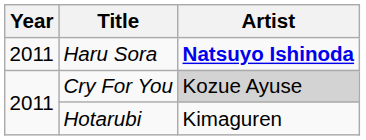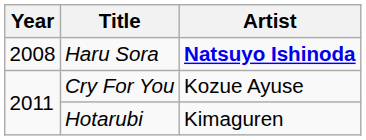(32, 54) 2011 -> (32, 54) 2008
(242, 86) lightgrey background -> (244, 86) no background
